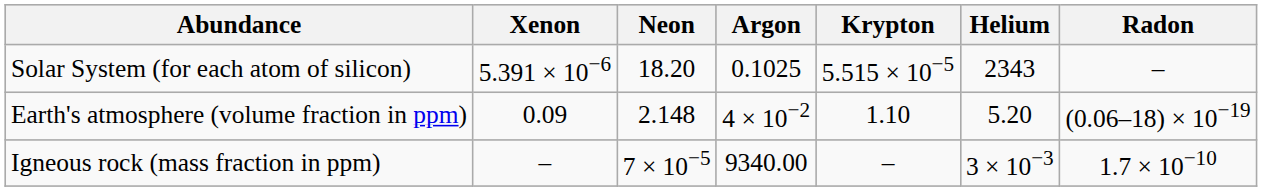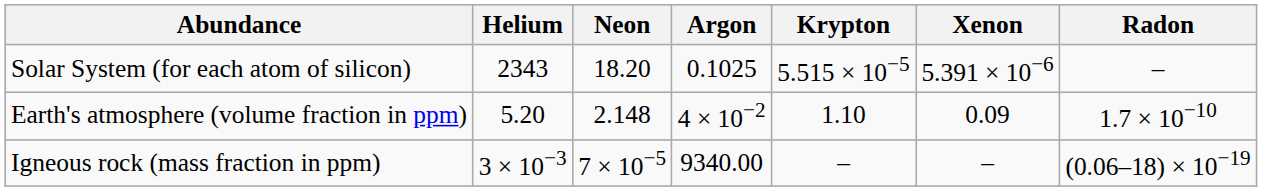columns swapped: (1010, 24) <-> (545, 24)
(1158, 115) (0.06–18) × 10−19 -> (1158, 115) 1.7 × 10−10
(1158, 162) 1.7 × 10−10 -> (1158, 162) (0.06–18) × 10−19
